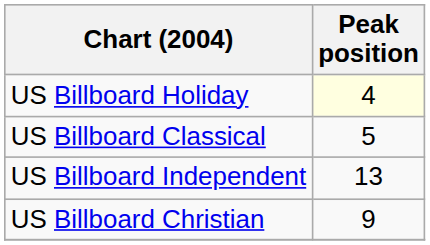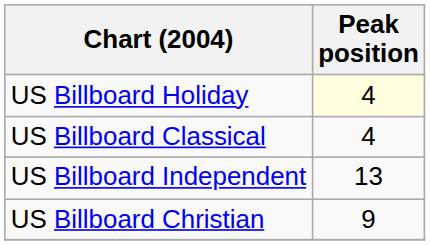(369, 136) 5 -> (369, 136) 4
